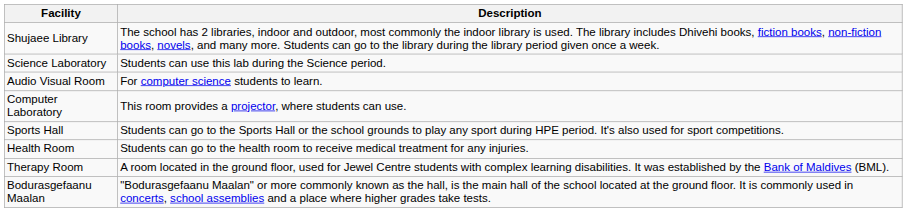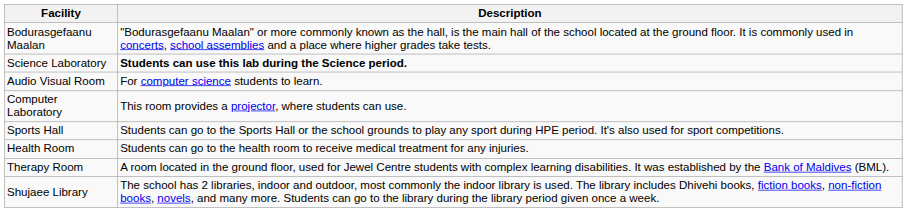rows swapped: (47, 38) <-> (49, 192)
(253, 63) normal -> (264, 63) bold
